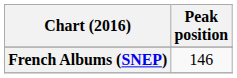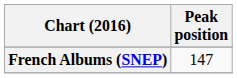(201, 60) 146 -> (201, 60) 147
